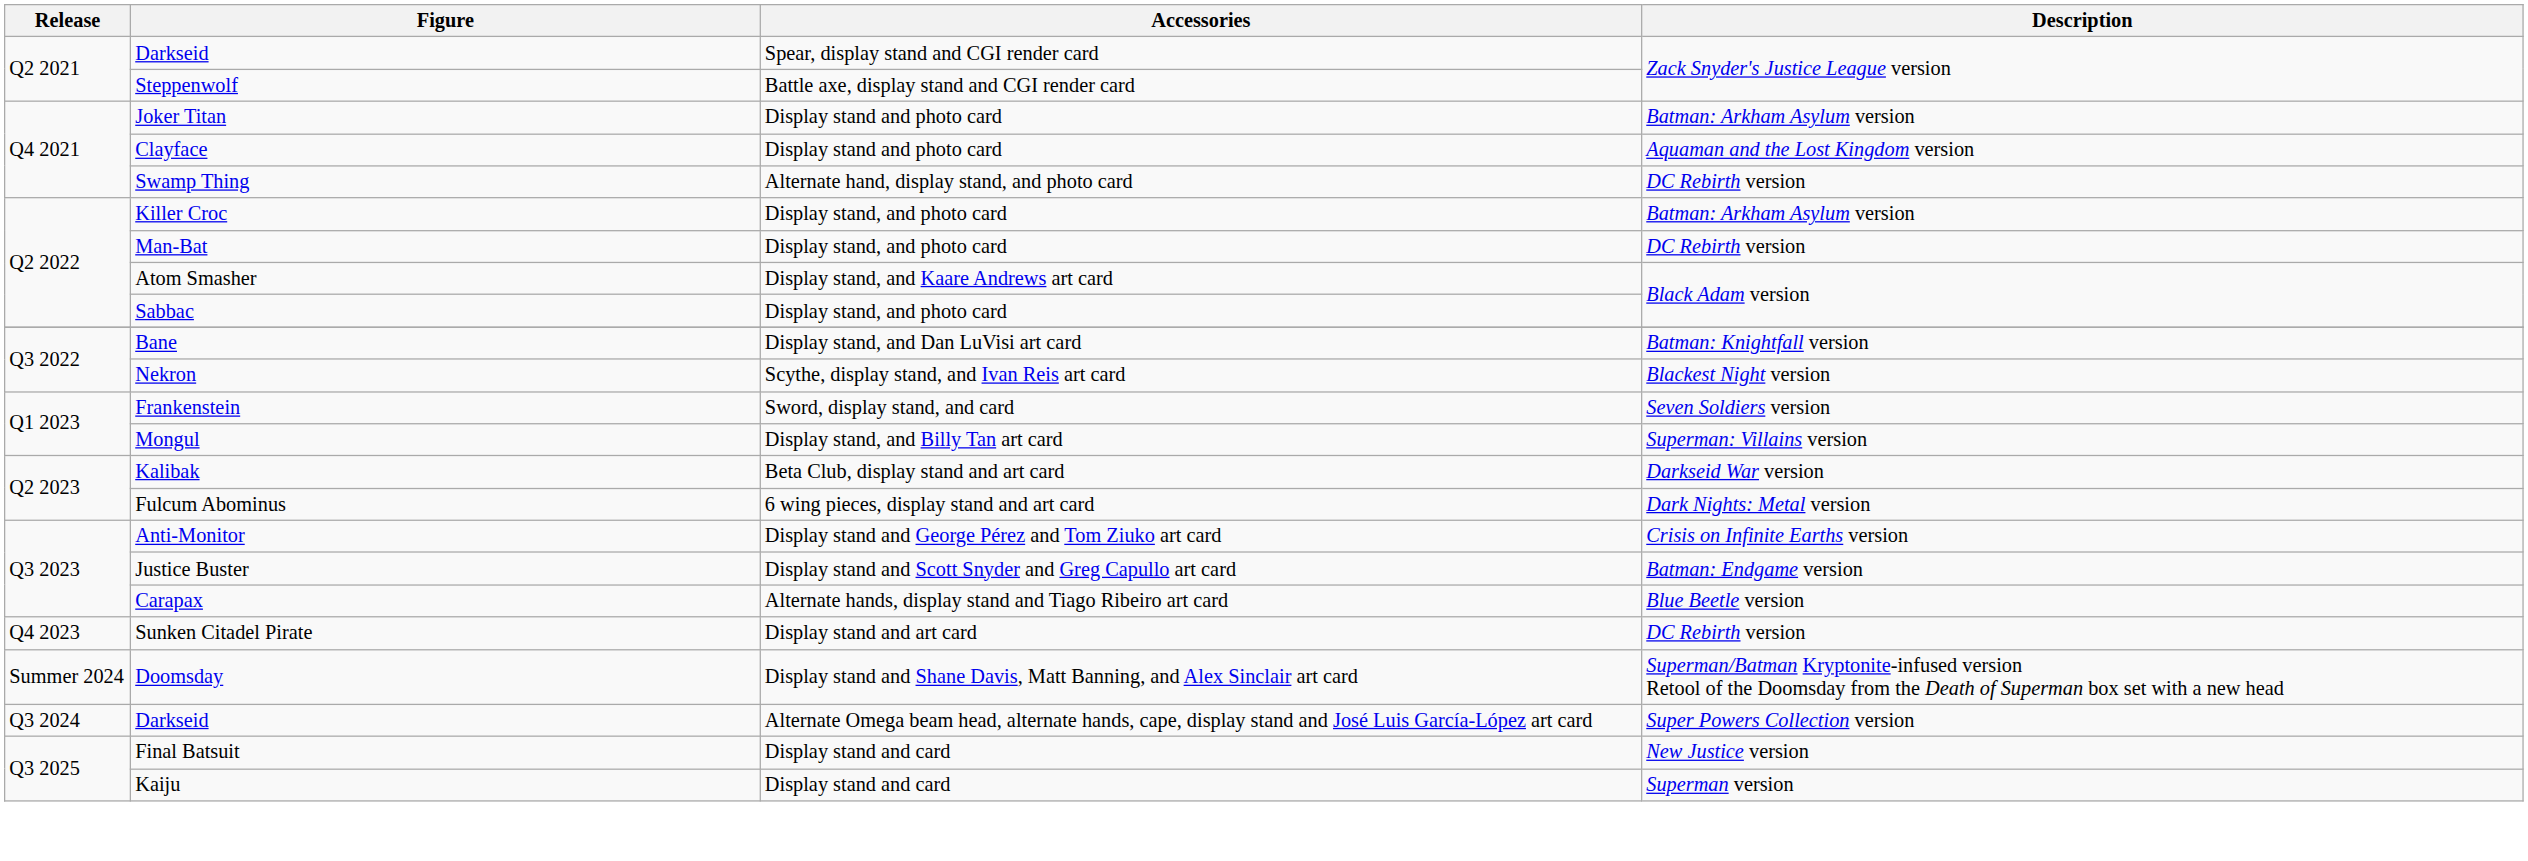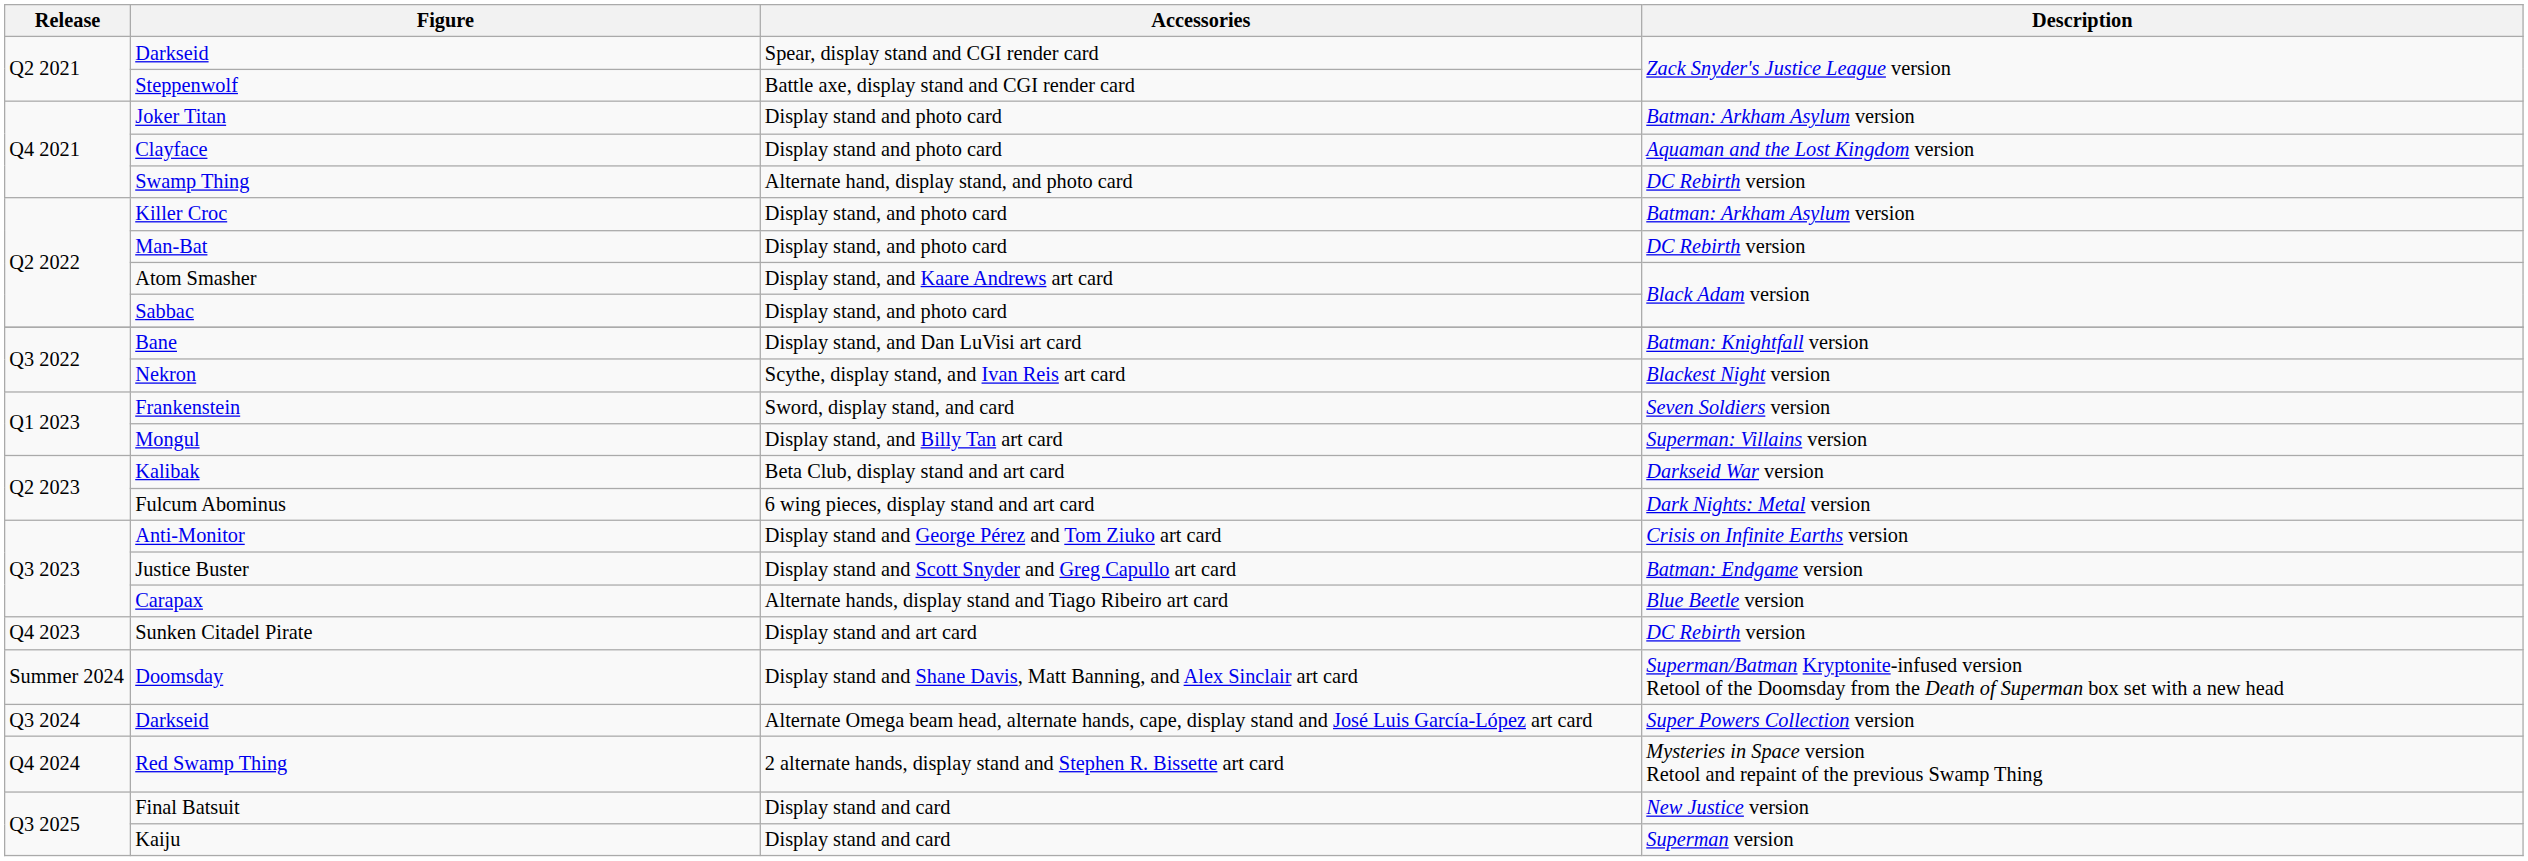+ row: (211, 763)
